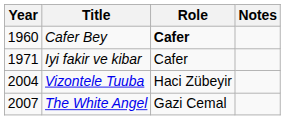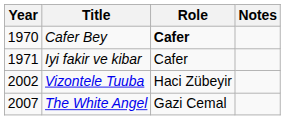(23, 37) 1960 -> (23, 37) 1970
(23, 81) 2004 -> (23, 81) 2002
